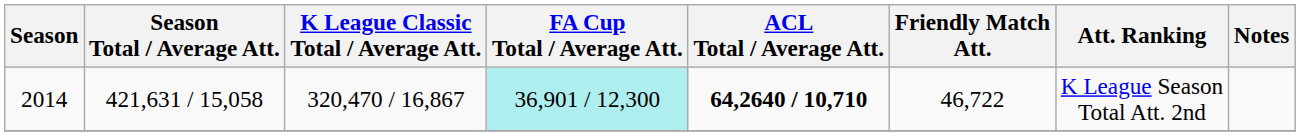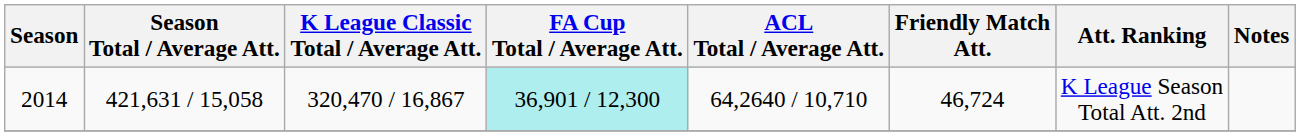(789, 98) bold -> (789, 98) normal
(972, 98) 46,722 -> (972, 98) 46,724
